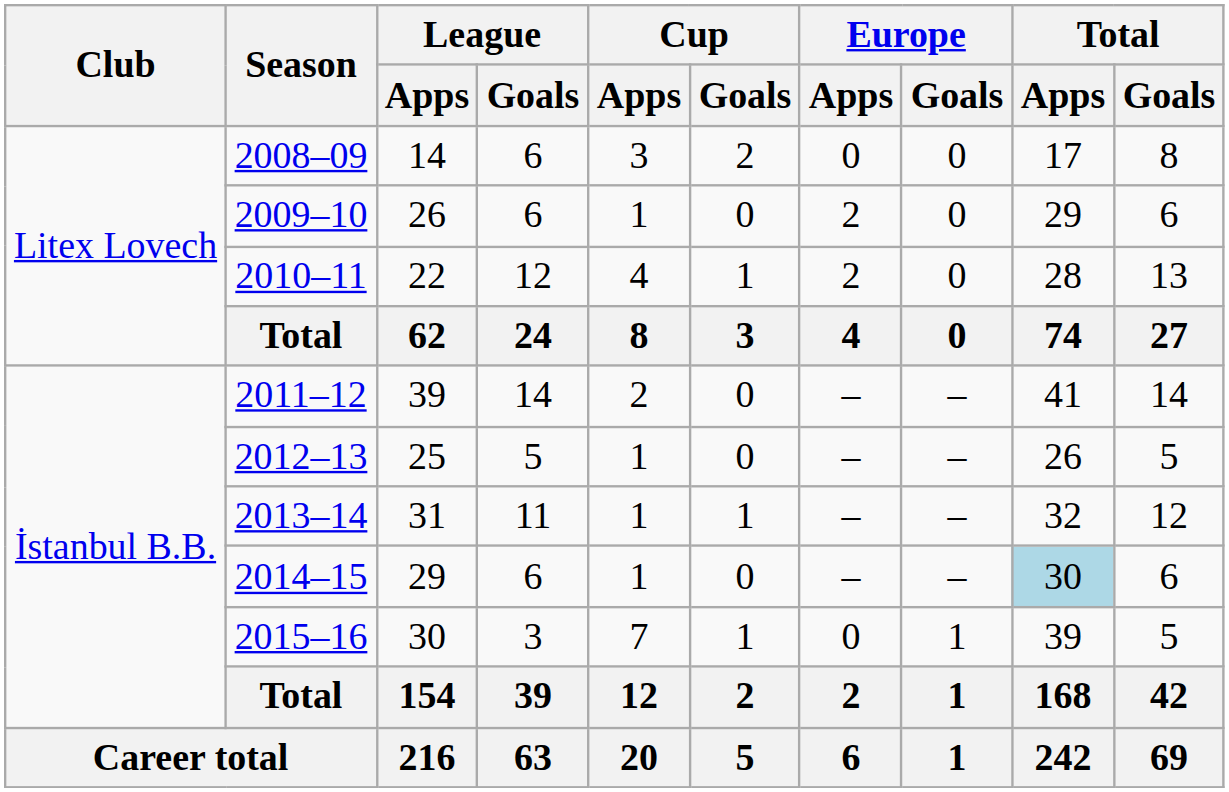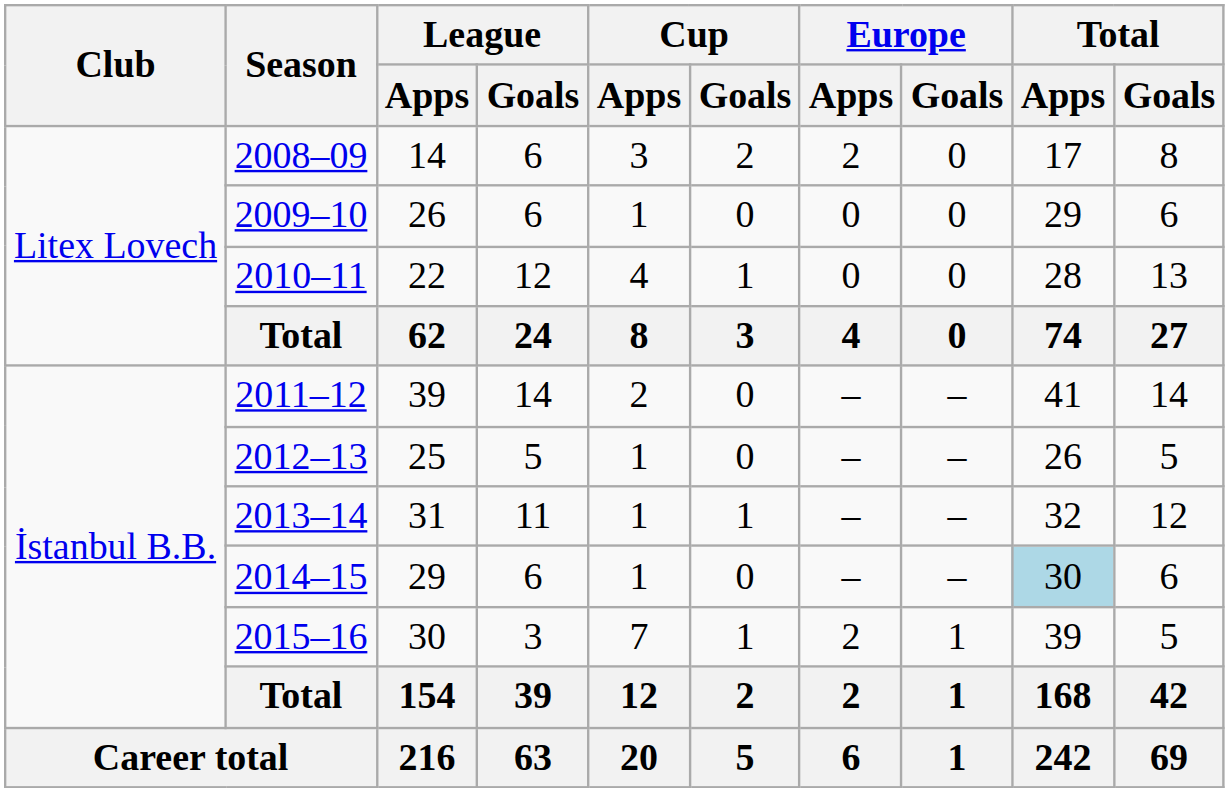(851, 154) 0 -> (851, 154) 2
(851, 214) 2 -> (851, 214) 0
(851, 275) 2 -> (851, 275) 0
(851, 635) 0 -> (851, 635) 2
